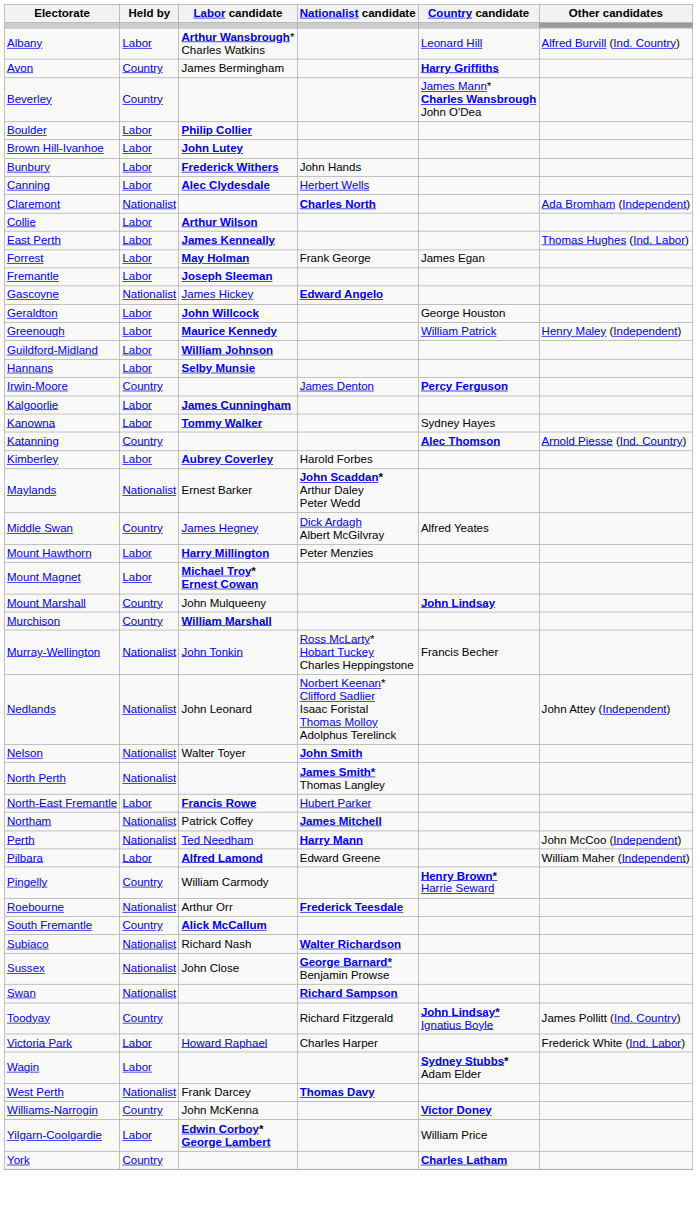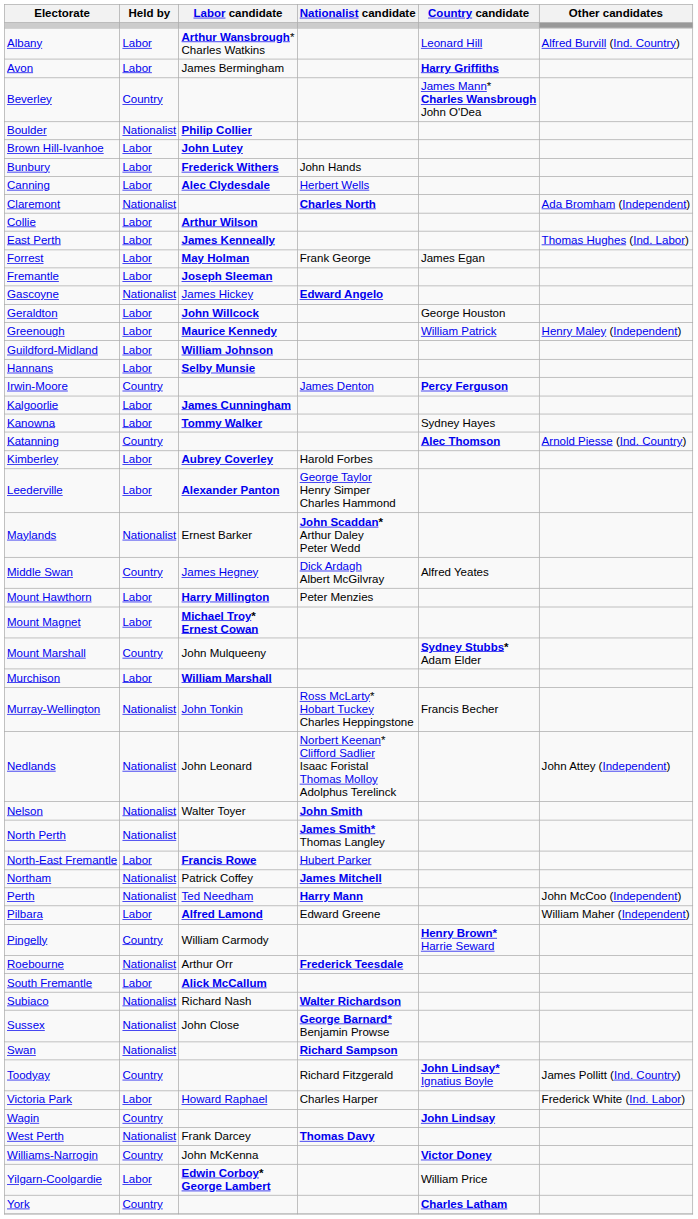(143, 68) Country -> (137, 68) Labor
(137, 130) Labor -> (149, 130) Nationalist
+ row: (35, 490)
(458, 602) John Lindsay -> (465, 653) Sydney Stubbs* Adam Elder
(143, 621) Country -> (137, 678) Labor
(143, 925) Country -> (137, 983) Labor
(137, 1067) Labor -> (143, 1118) Country
(465, 1067) Sydney Stubbs* Adam Elder -> (458, 1118) John Lindsay
